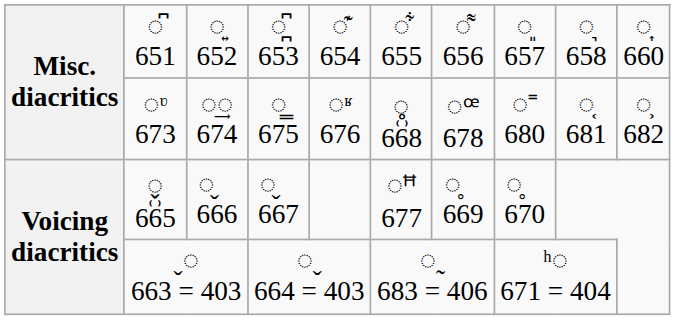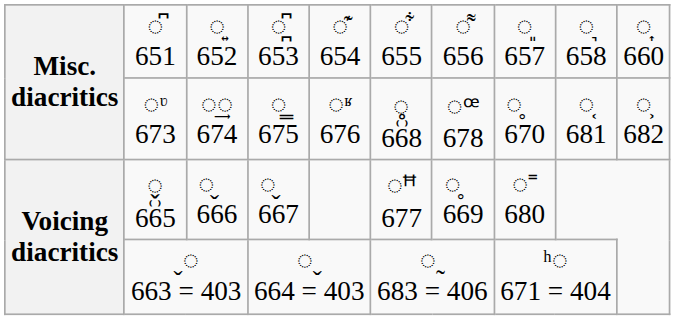(525, 118) ◌˭ 680 -> (525, 118) ◌̥᫄ 670
(525, 199) ◌̥᫄ 670 -> (525, 199) ◌˭ 680
